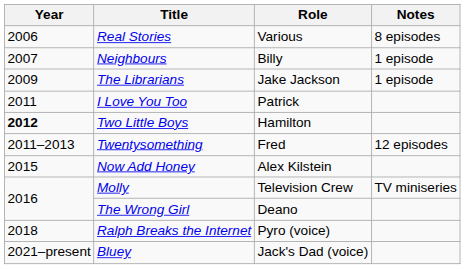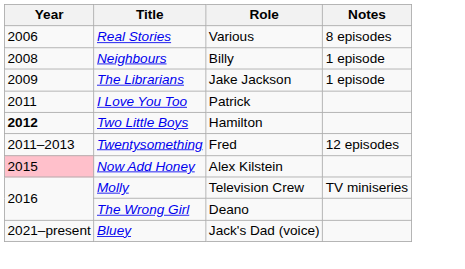(23, 58) 2007 -> (23, 58) 2008
(23, 166) no background -> (23, 166) pink background
- row: (174, 230)
